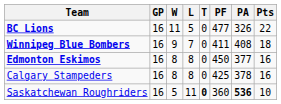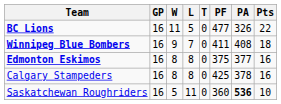(221, 60) 450 -> (221, 60) 375
(204, 92) bold -> (204, 92) normal
